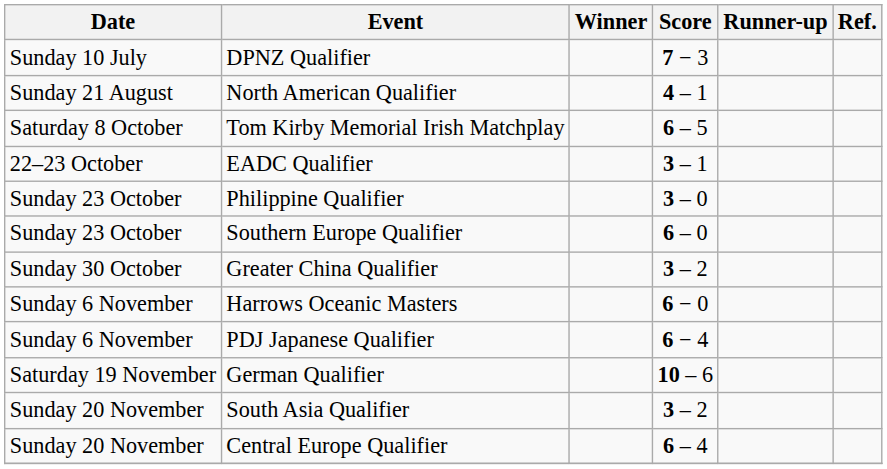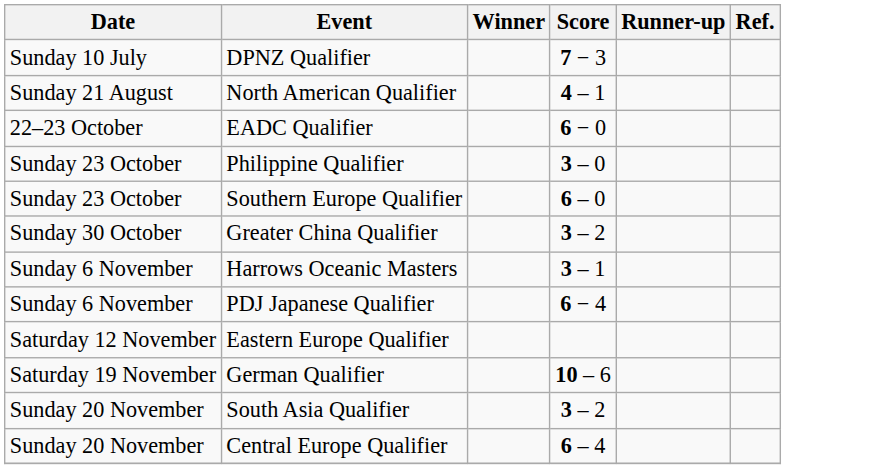- row: (395, 127)
(685, 163) 3 – 1 -> (583, 127) 6 − 0
(685, 304) 6 − 0 -> (583, 269) 3 – 1
+ row: (338, 339)
